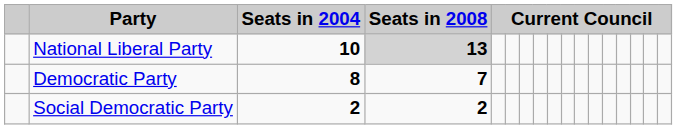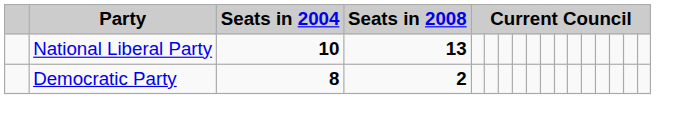(477, 49) lightgrey background -> (456, 49) no background
(482, 78) 7 -> (461, 78) 2
- row: (133, 108)
